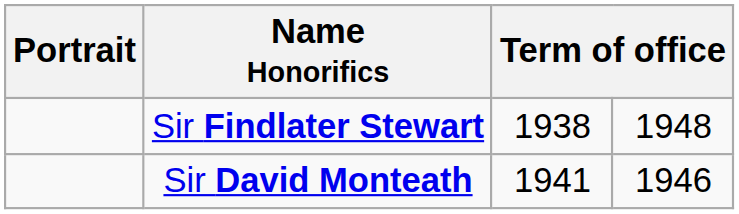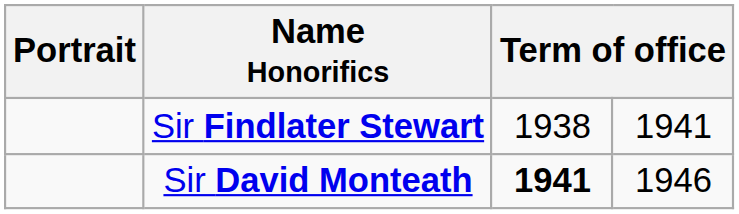(673, 125) 1948 -> (673, 125) 1941
(553, 180) normal -> (553, 180) bold
